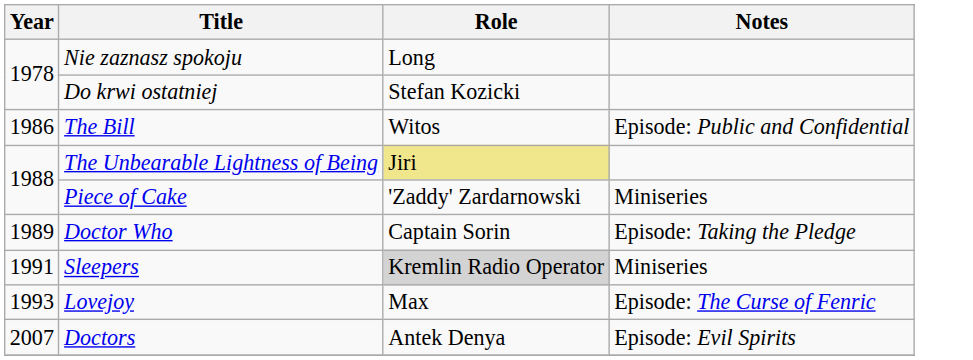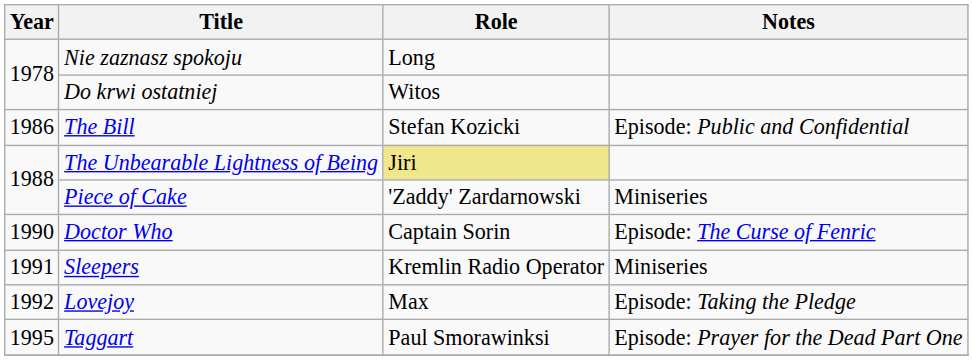(454, 92) Stefan Kozicki -> (414, 92) Witos
(414, 127) Witos -> (454, 127) Stefan Kozicki
(32, 232) 1989 -> (32, 232) 1990
(735, 232) Episode: Taking the Pledge -> (745, 232) Episode: The Curse of Fenric
(496, 267) lightgrey background -> (496, 267) no background
(32, 302) 1993 -> (32, 302) 1992
(745, 302) Episode: The Curse of Fenric -> (735, 302) Episode: Taking the Pledge
+ row: (99, 337)
- row: (100, 337)
